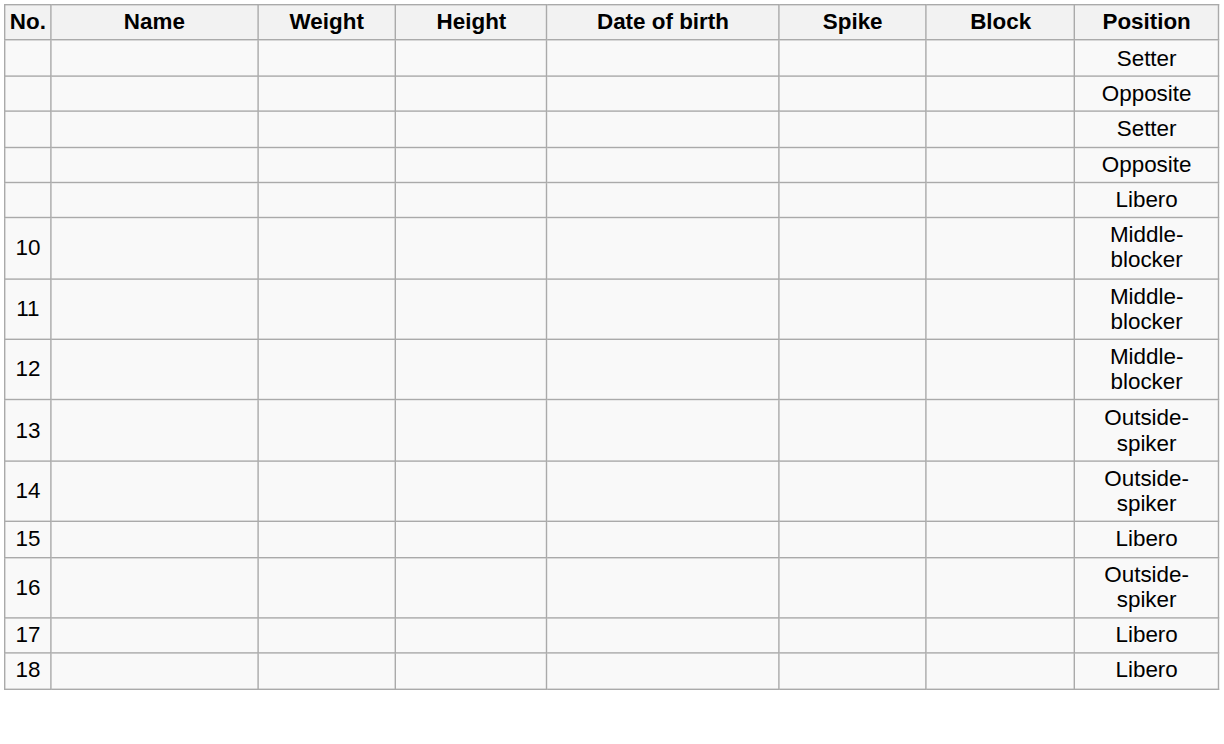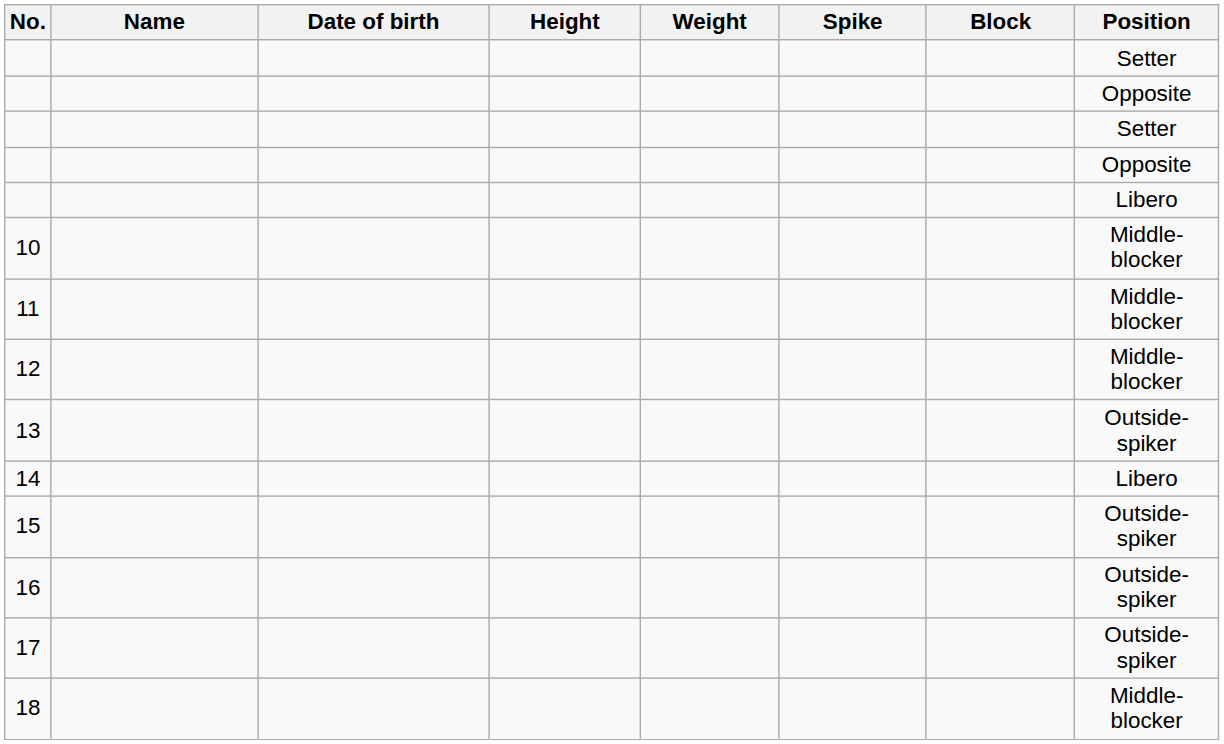columns swapped: (663, 22) <-> (327, 22)
(1147, 490) Outside-spiker -> (1147, 478) Libero
(1147, 539) Libero -> (1147, 526) Outside-spiker
(1147, 635) Libero -> (1147, 647) Outside-spiker
(1147, 670) Libero -> (1147, 708) Middle-blocker
